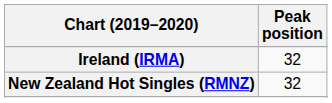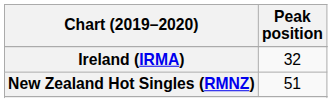(292, 84) 32 -> (292, 84) 51
